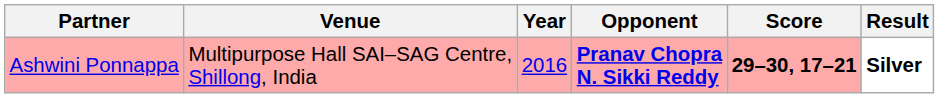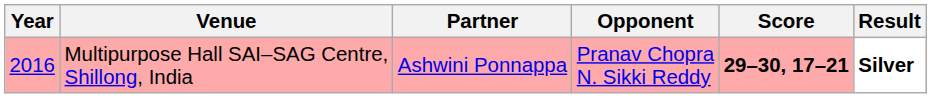columns swapped: (544, 21) <-> (94, 21)
(649, 65) bold -> (645, 65) normal
